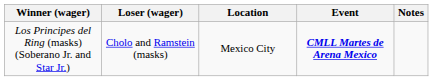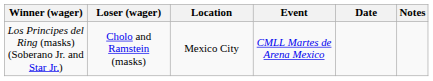+ column: (366, 13)
(345, 48) bold -> (294, 48) normal
